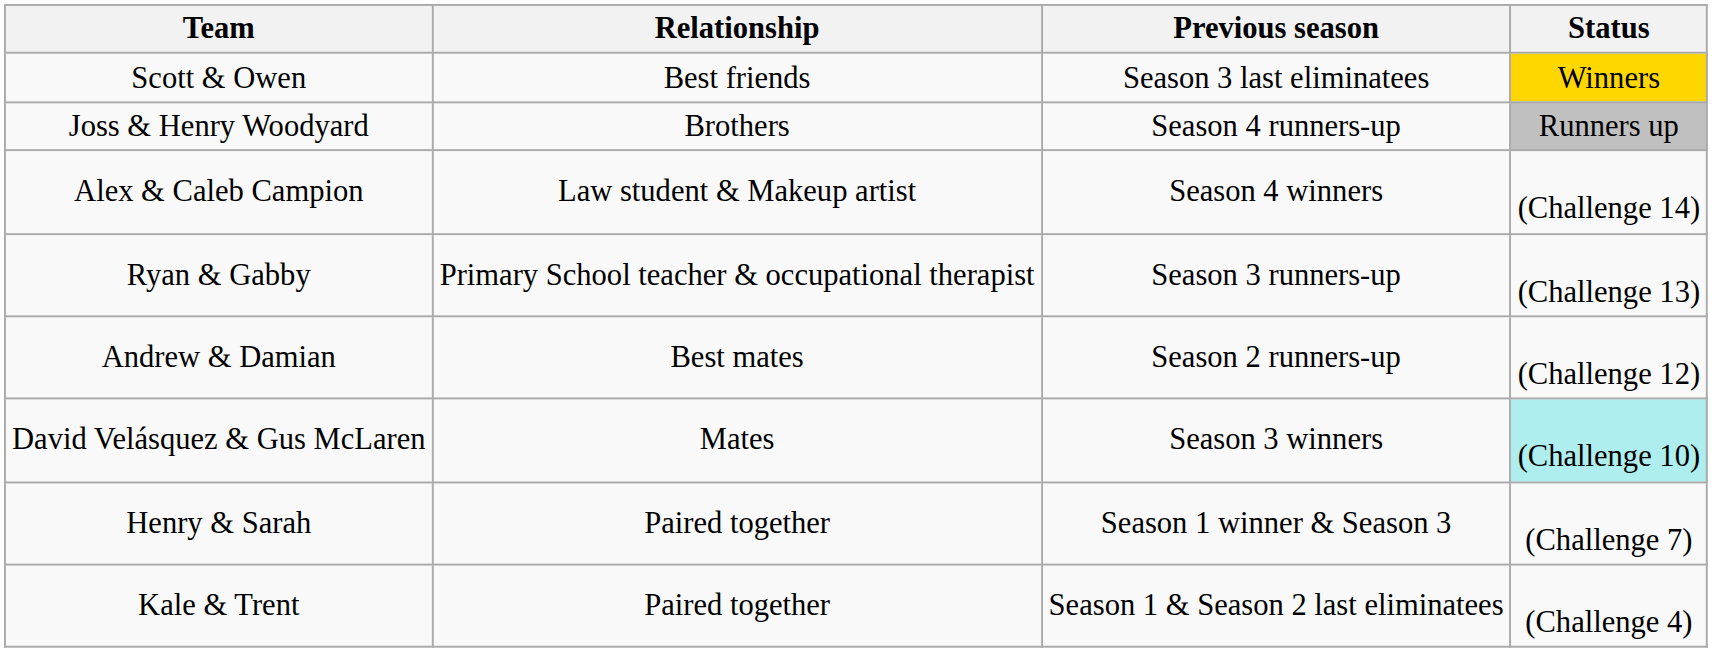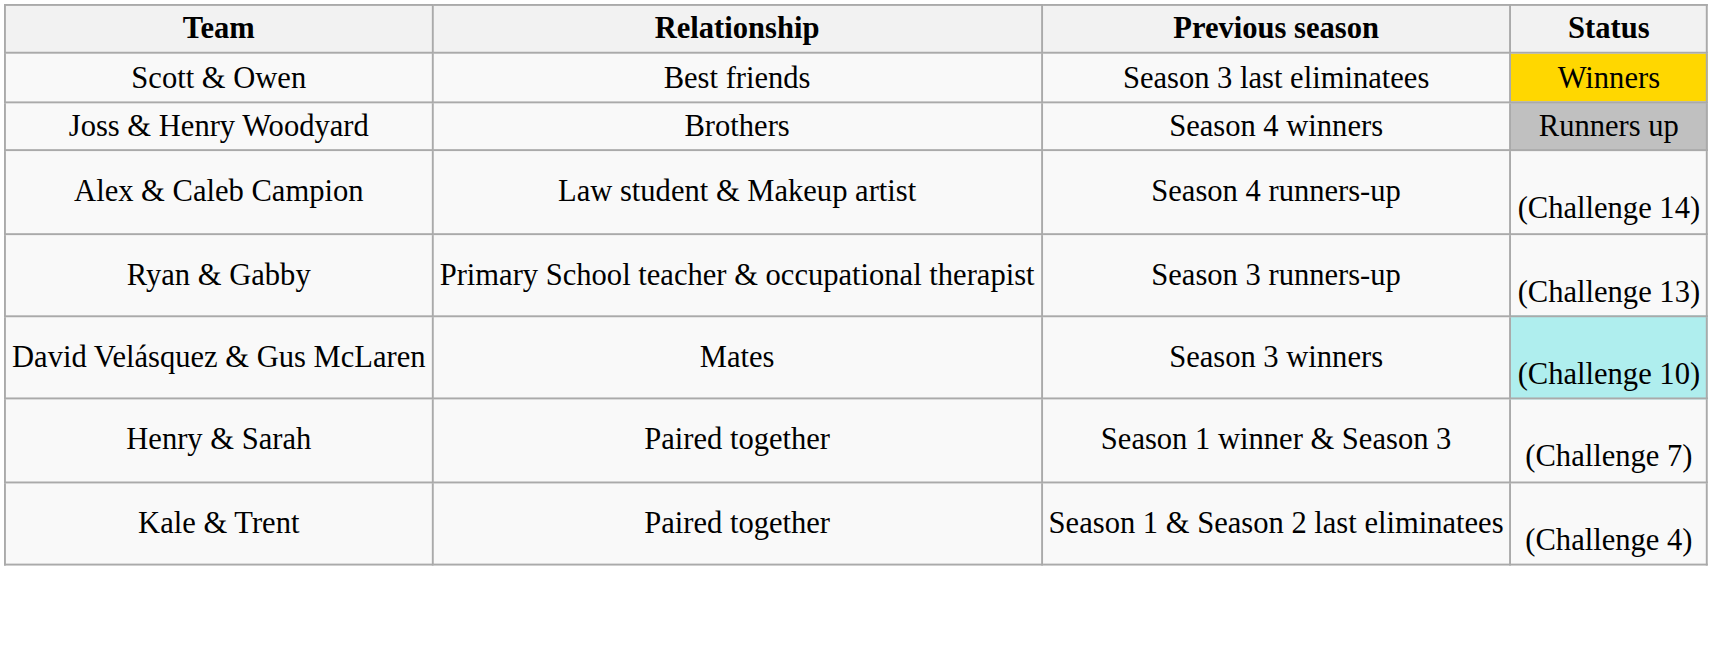(1276, 125) Season 4 runners-up -> (1276, 125) Season 4 winners
(1276, 191) Season 4 winners -> (1276, 191) Season 4 runners-up
- row: (219, 357)
